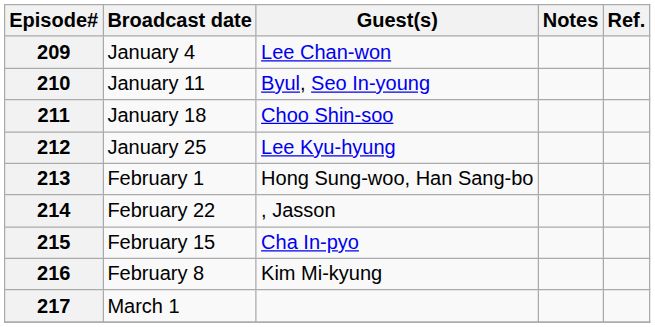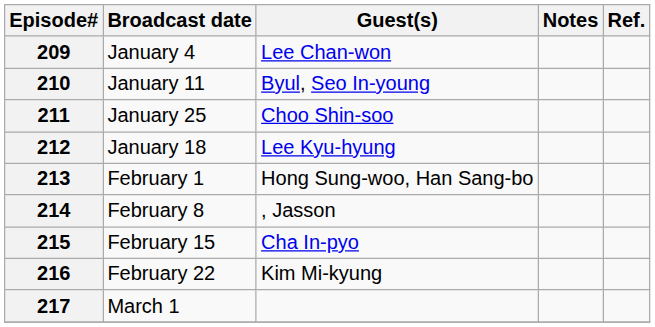(157, 115) January 18 -> (157, 115) January 25
(157, 147) January 25 -> (157, 147) January 18
(161, 210) February 22 -> (156, 210) February 8
(156, 274) February 8 -> (161, 274) February 22
